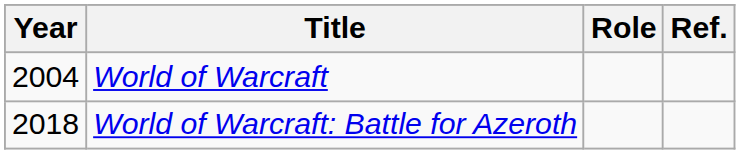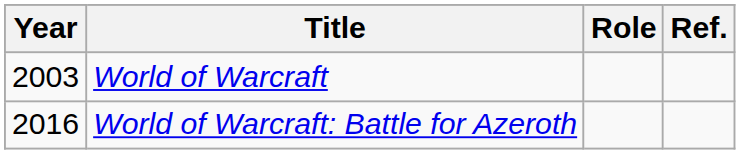(46, 76) 2004 -> (46, 76) 2003
(46, 124) 2018 -> (46, 124) 2016
